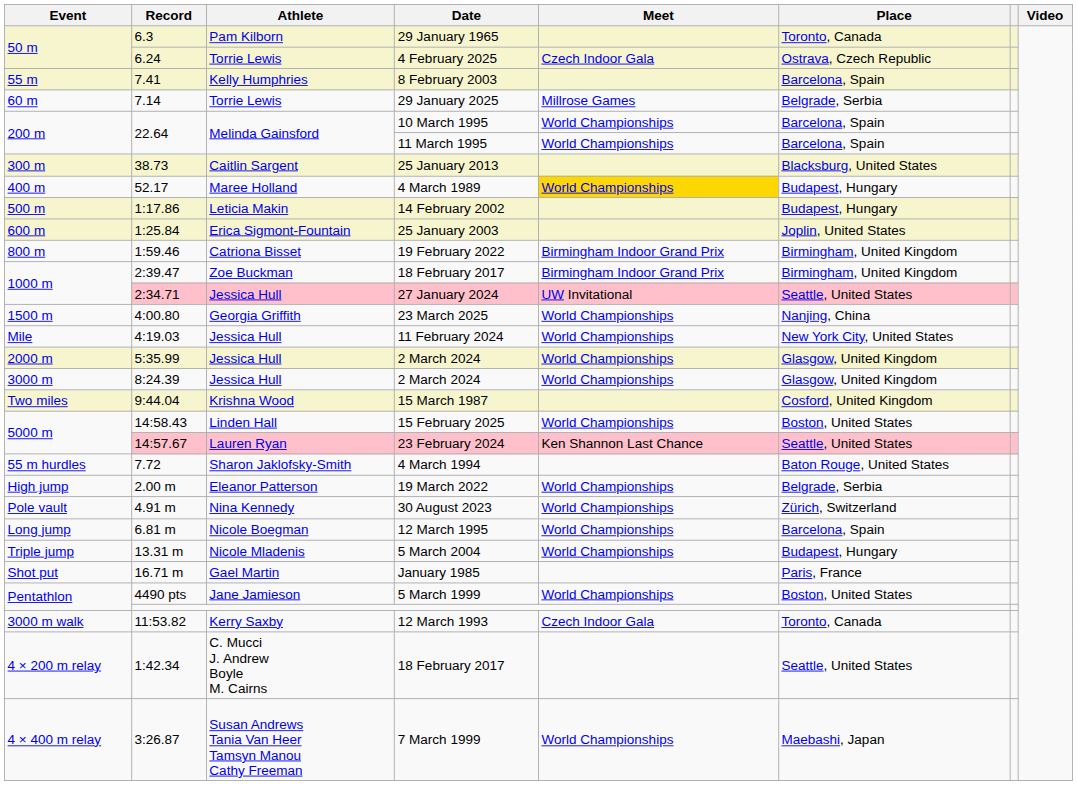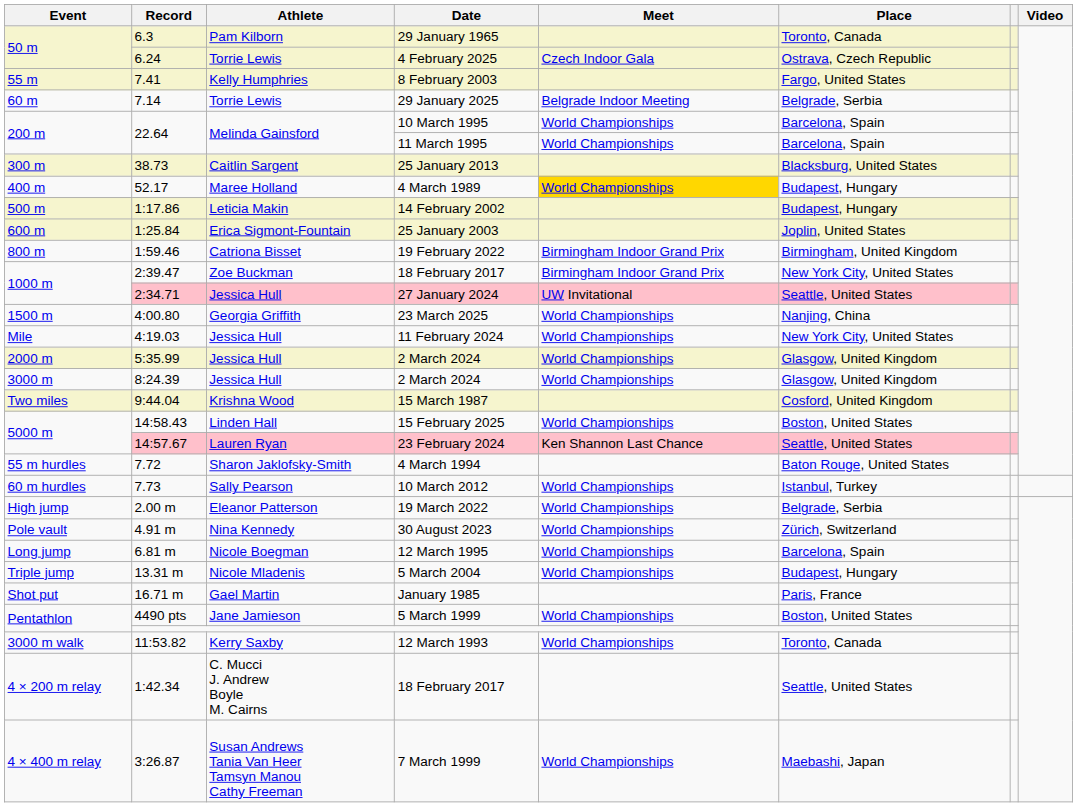(833, 80) Barcelona, Spain -> (843, 80) Fargo, United States
(588, 101) Millrose Games -> (615, 101) Belgrade Indoor Meeting
(869, 272) Birmingham, United Kingdom -> (867, 272) New York City, United States
+ row: (148, 486)
(598, 621) Czech Indoor Gala -> (607, 643) World Championships
